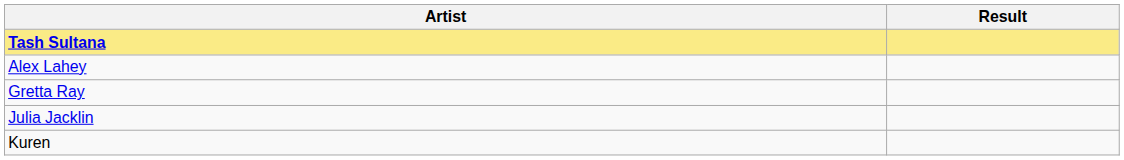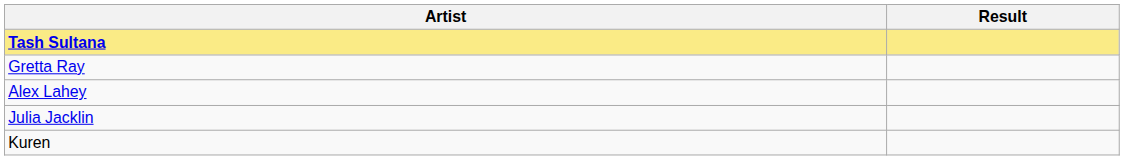rows swapped: (47, 67) <-> (46, 92)
